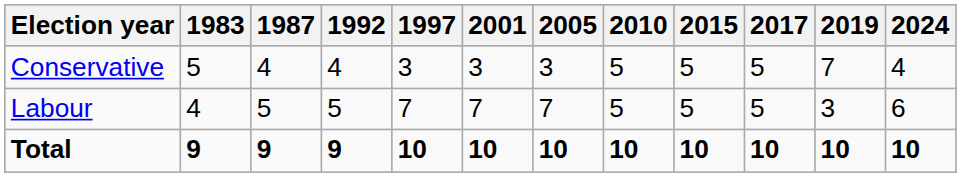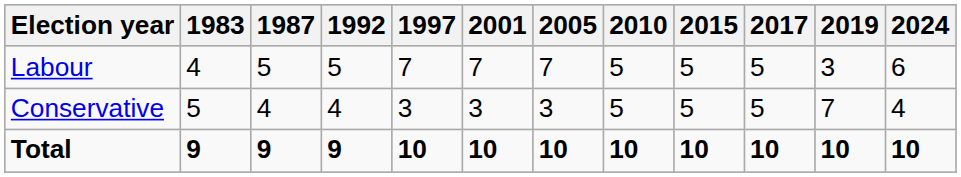rows swapped: (52, 108) <-> (87, 66)
